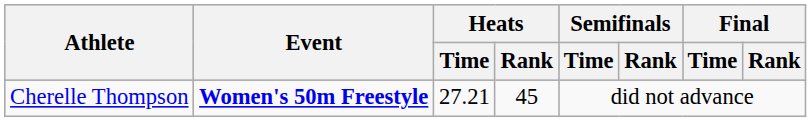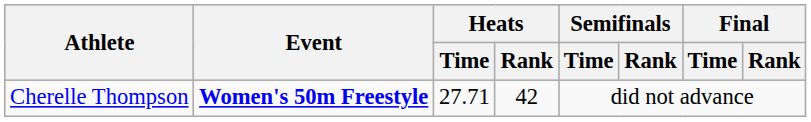(464, 98) 27.21 -> (464, 98) 27.71
(527, 98) 45 -> (527, 98) 42
